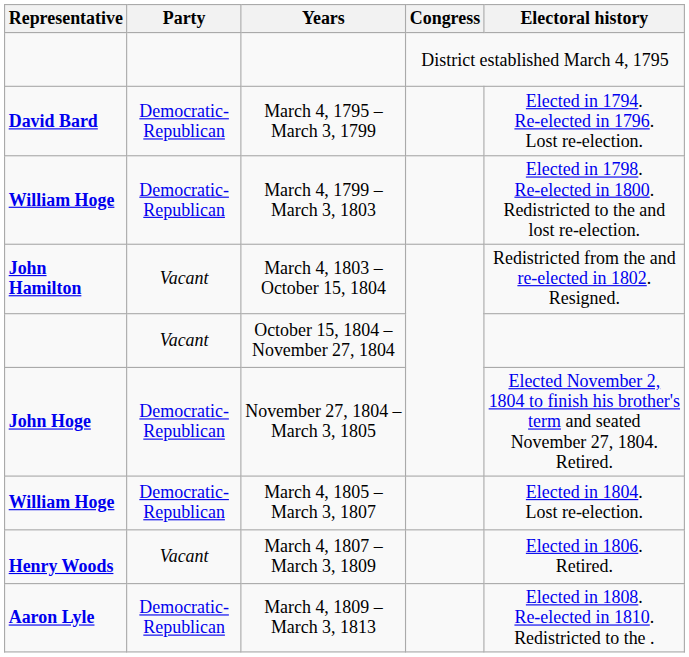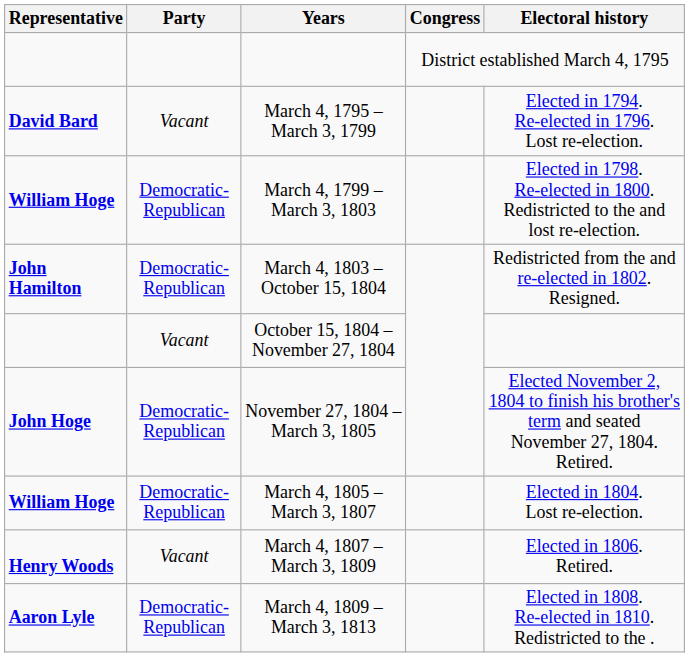(184, 121) Democratic-Republican -> (184, 121) Vacant
(184, 278) Vacant -> (184, 278) Democratic-Republican
